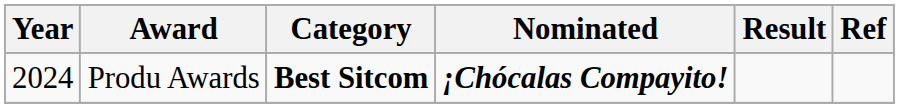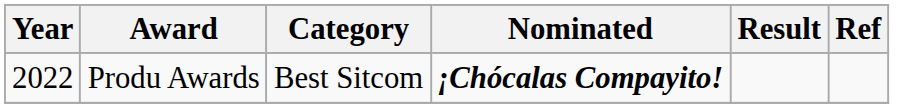(43, 77) 2024 -> (43, 77) 2022
(351, 77) bold -> (349, 77) normal
